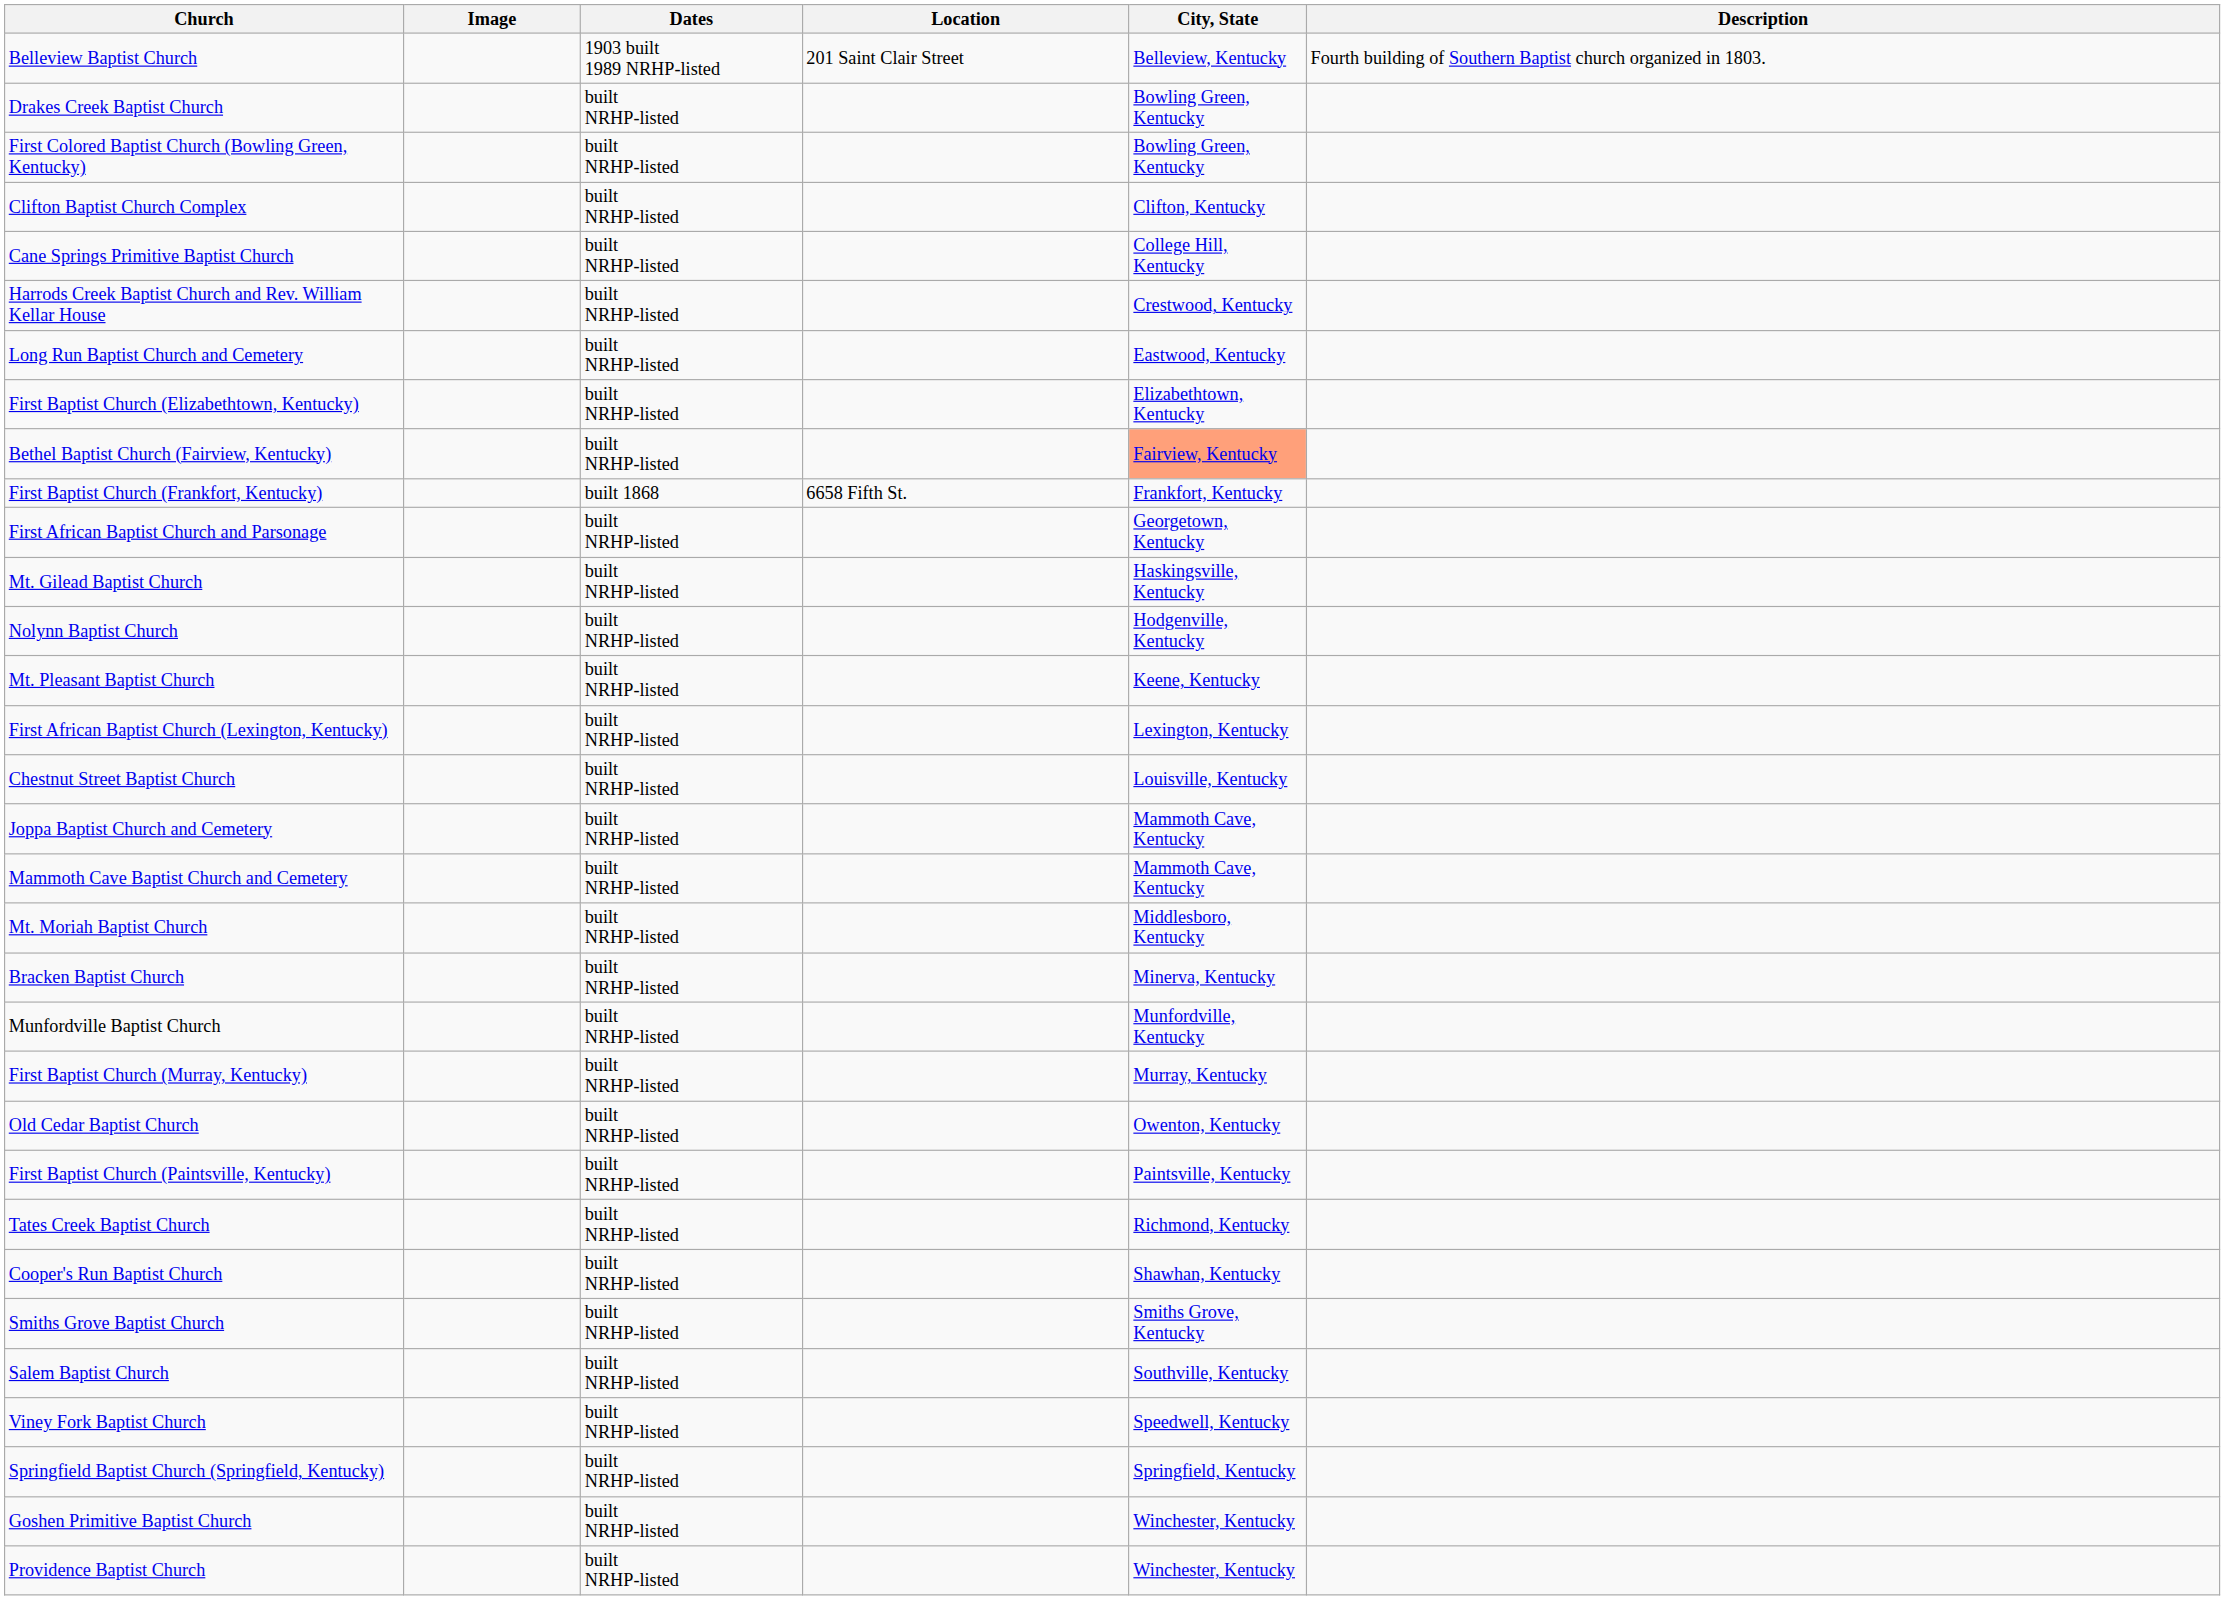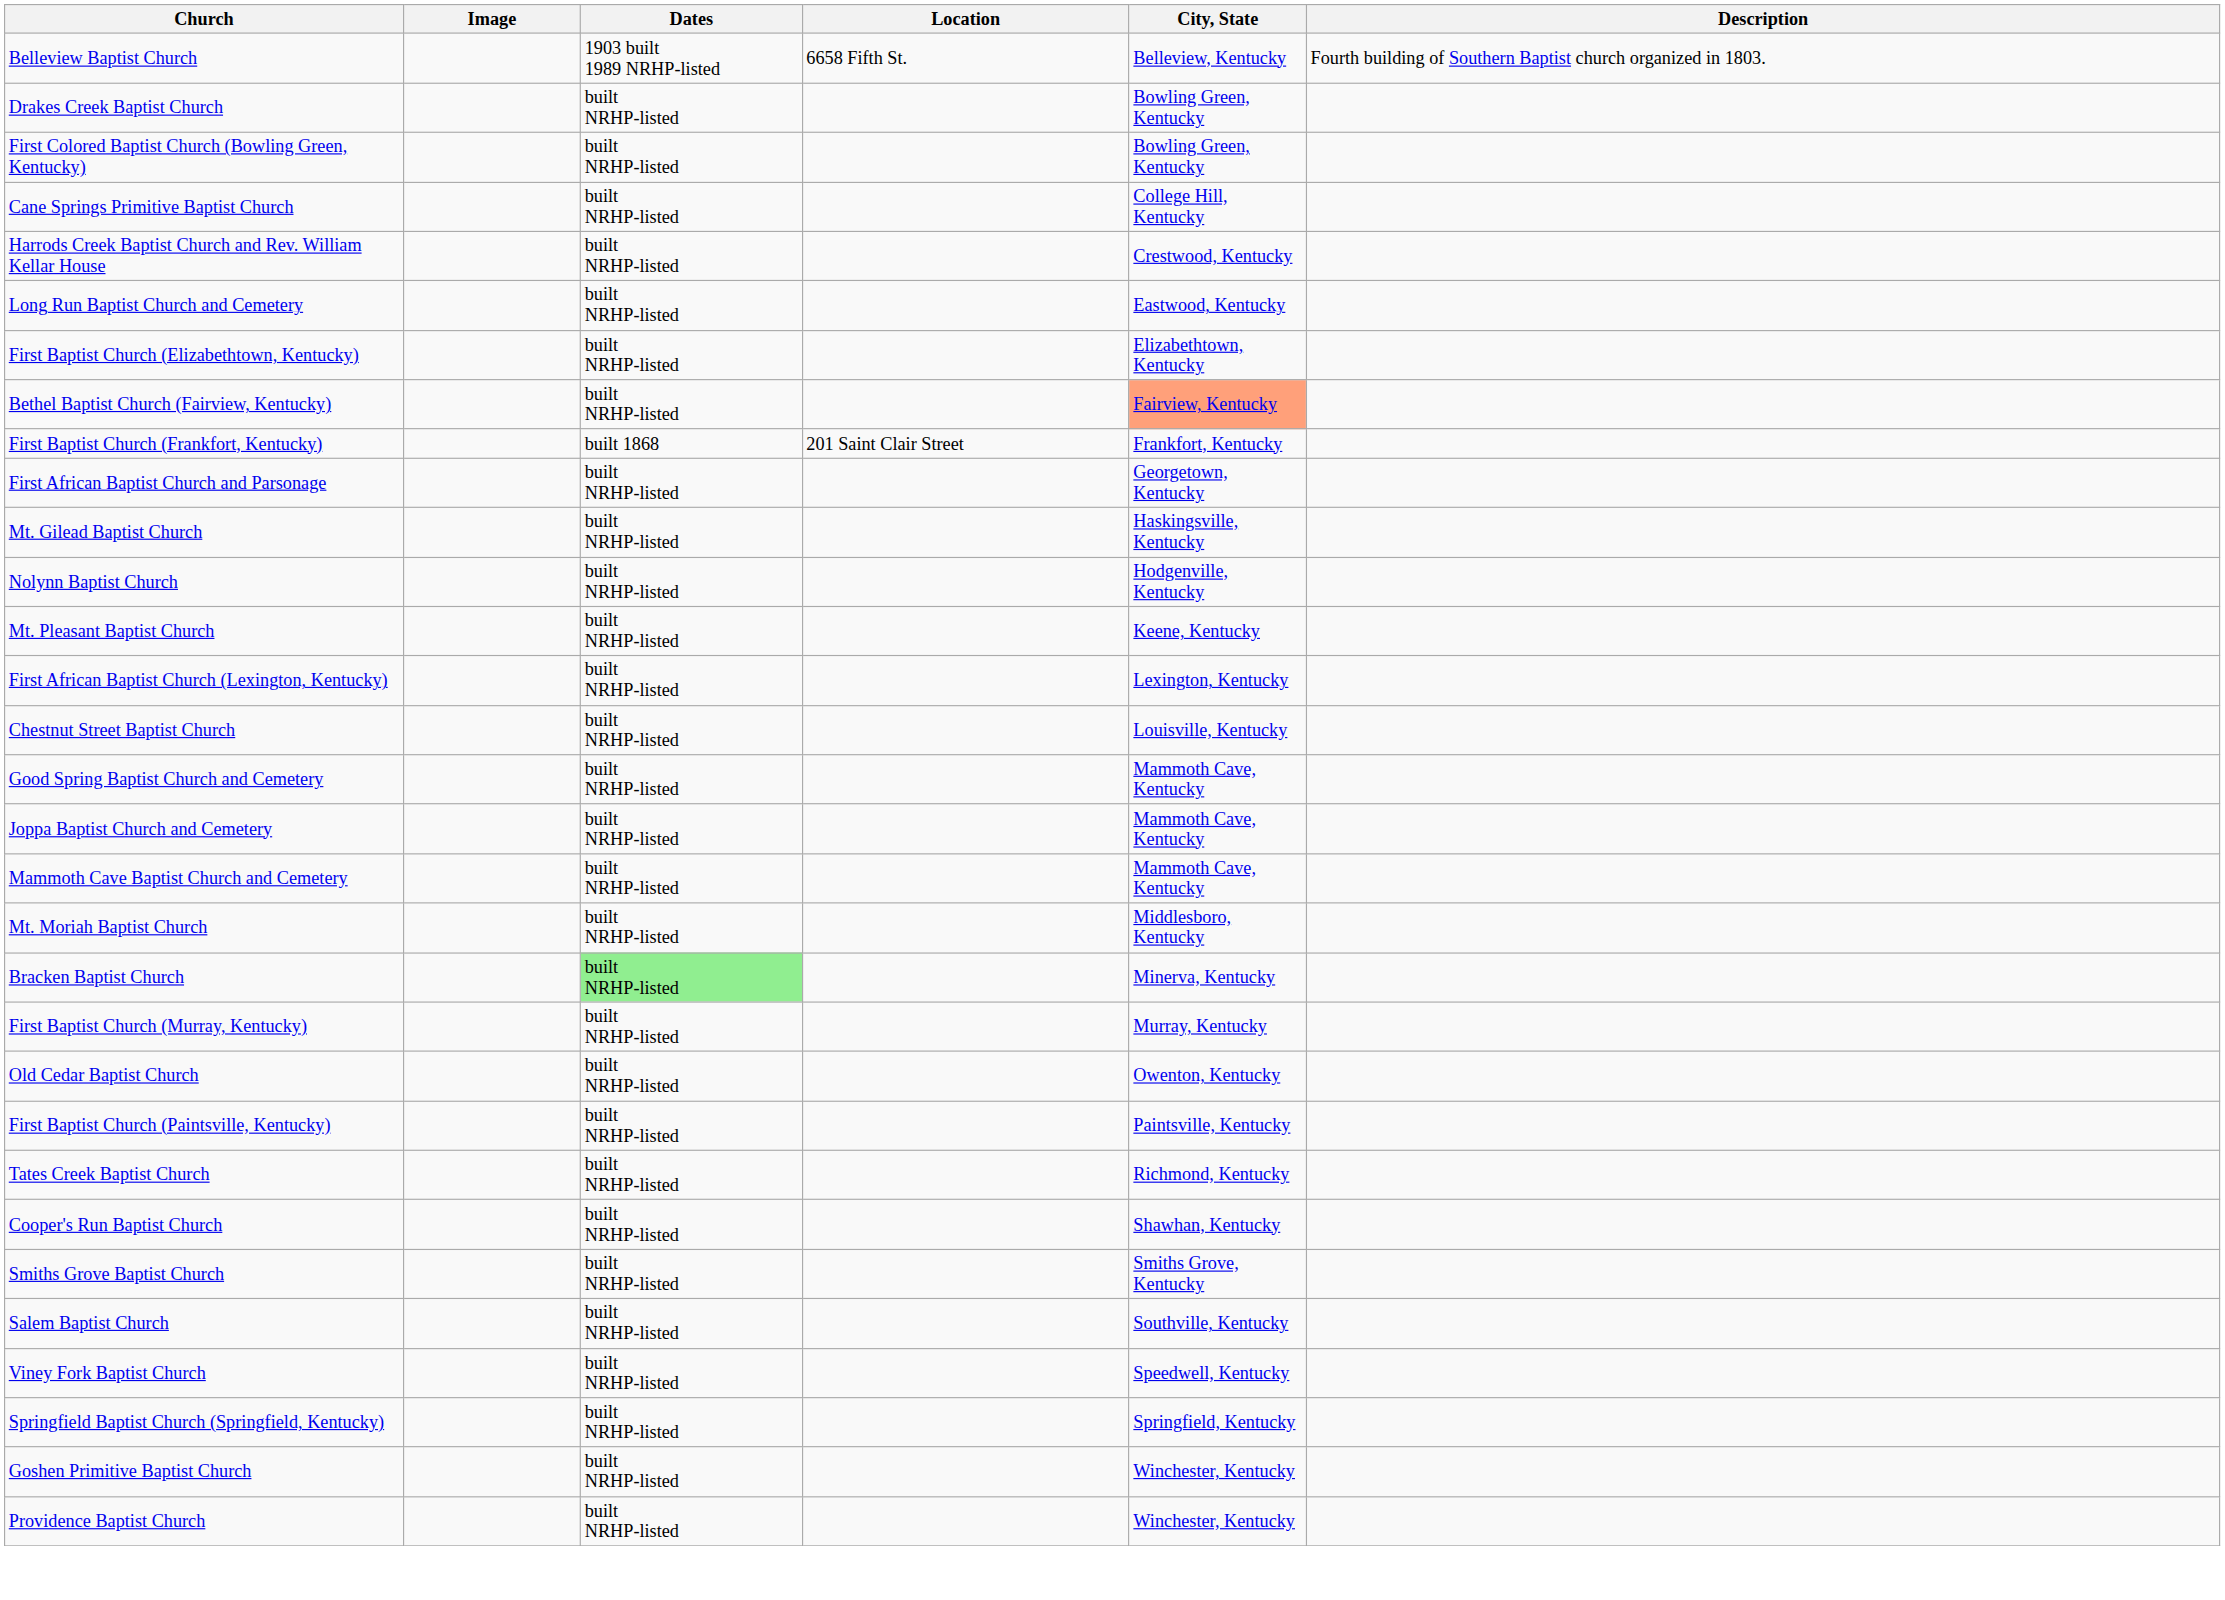(885, 58) 201 Saint Clair Street -> (857, 58) 6658 Fifth St.
- row: (128, 206)
(857, 492) 6658 Fifth St. -> (885, 443) 201 Saint Clair Street
+ row: (166, 779)
(632, 977) no background -> (632, 977) lightgreen background
- row: (115, 1026)
